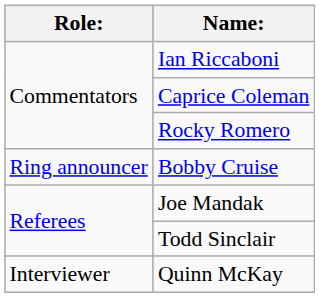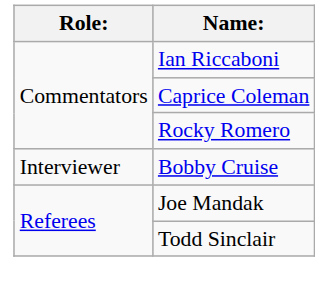(79, 166) Ring announcer -> (70, 166) Interviewer
- row: (220, 274)
